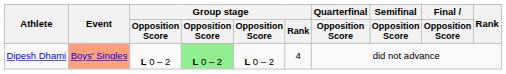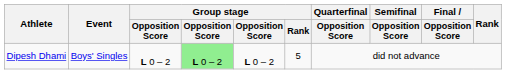(99, 57) lightsalmon background -> (99, 57) no background
(298, 57) 4 -> (298, 57) 5
